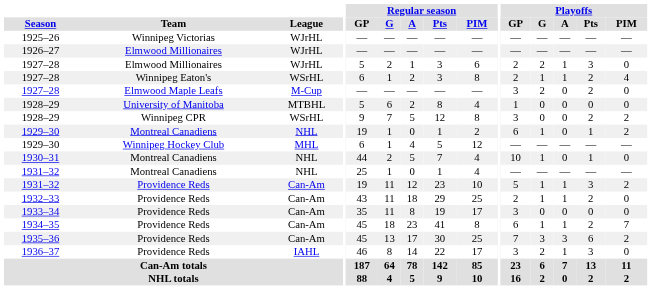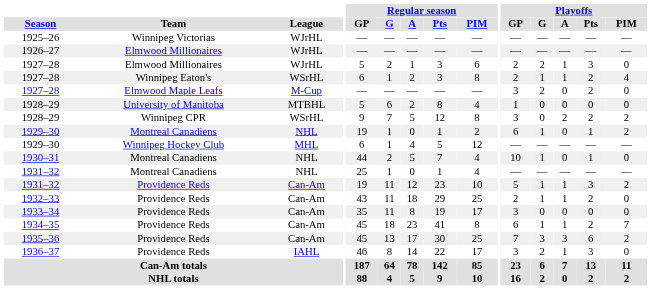(565, 118) 0 -> (565, 118) 2
